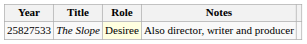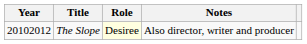(29, 30) 25827533 -> (29, 30) 20102012
